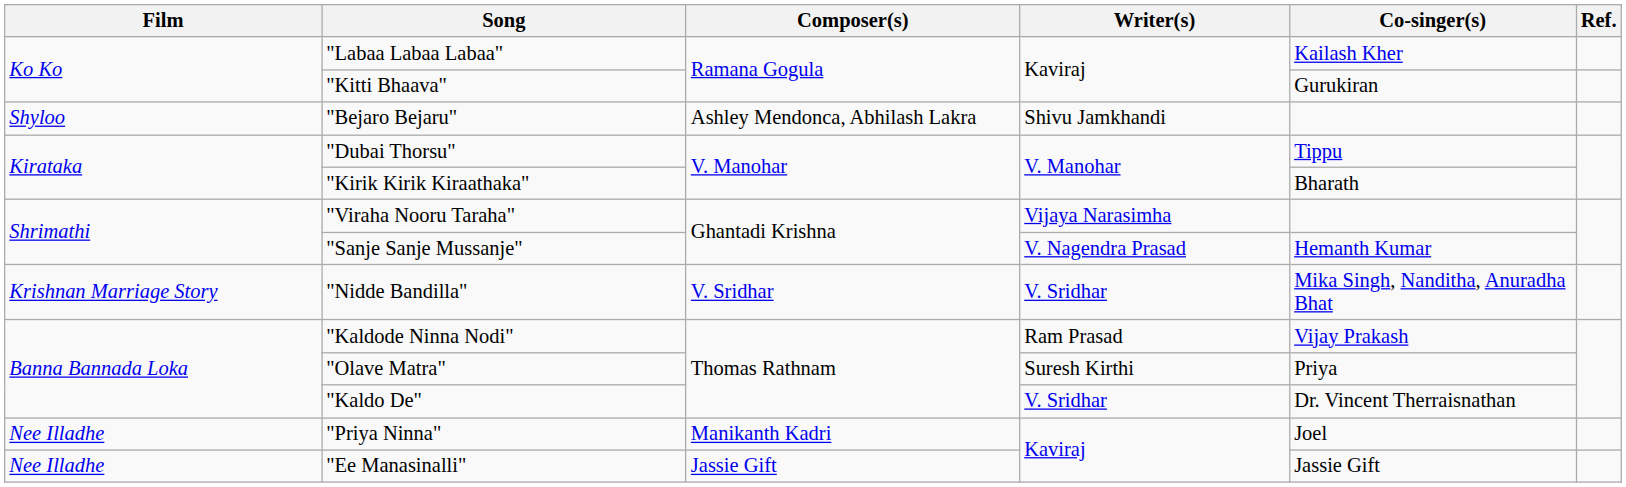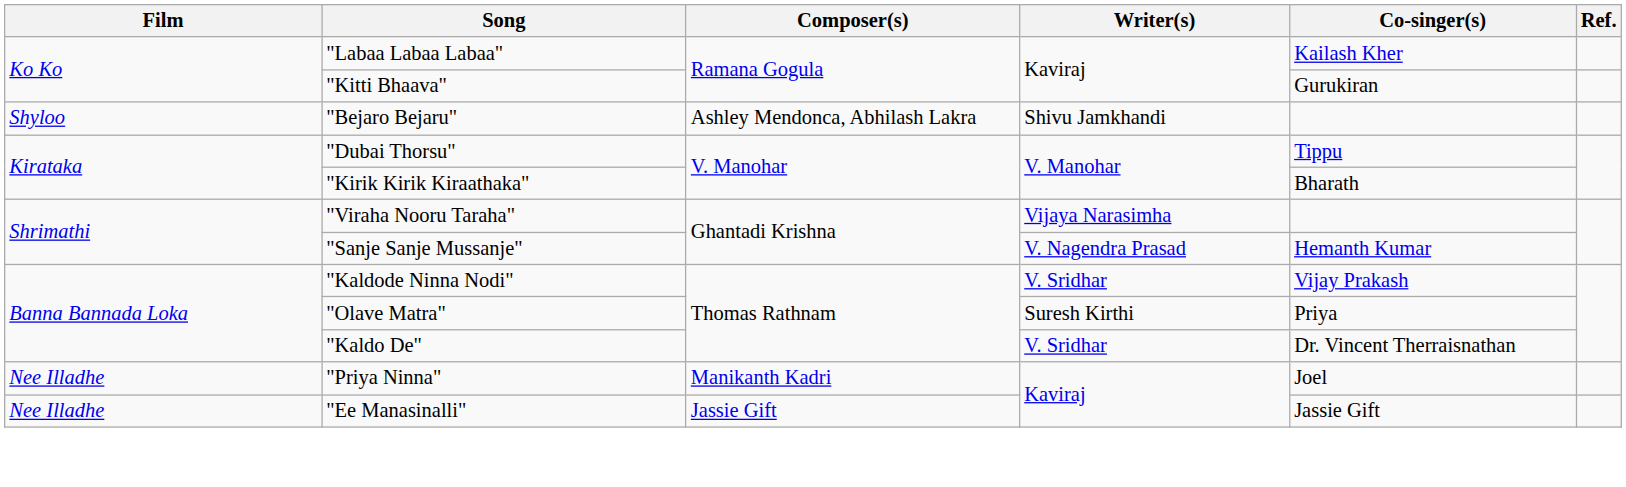- row: (397, 292)
(1073, 336) Ram Prasad -> (1066, 280) V. Sridhar
